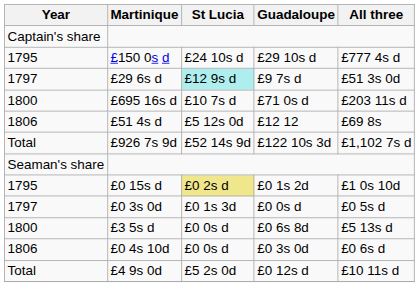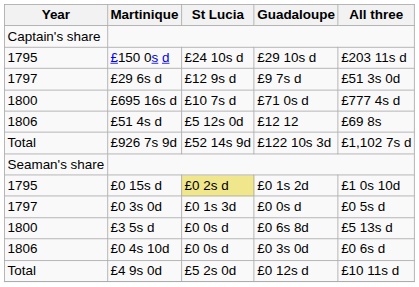(371, 57) £777 4s d -> (374, 57) £203 11s d
(210, 79) paleturquoise background -> (210, 79) no background
(374, 100) £203 11s d -> (371, 100) £777 4s d
